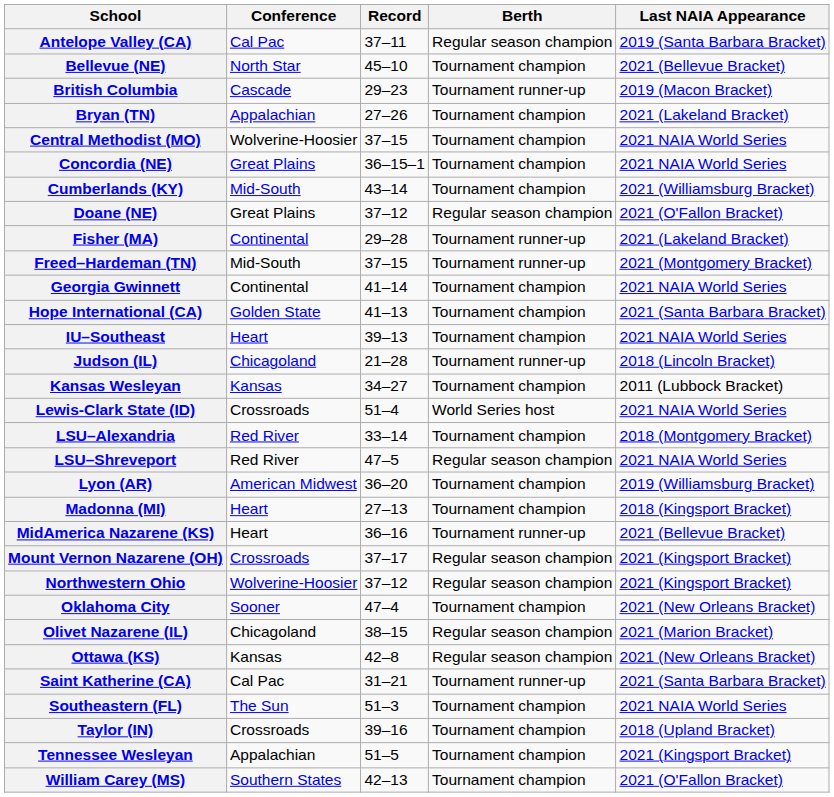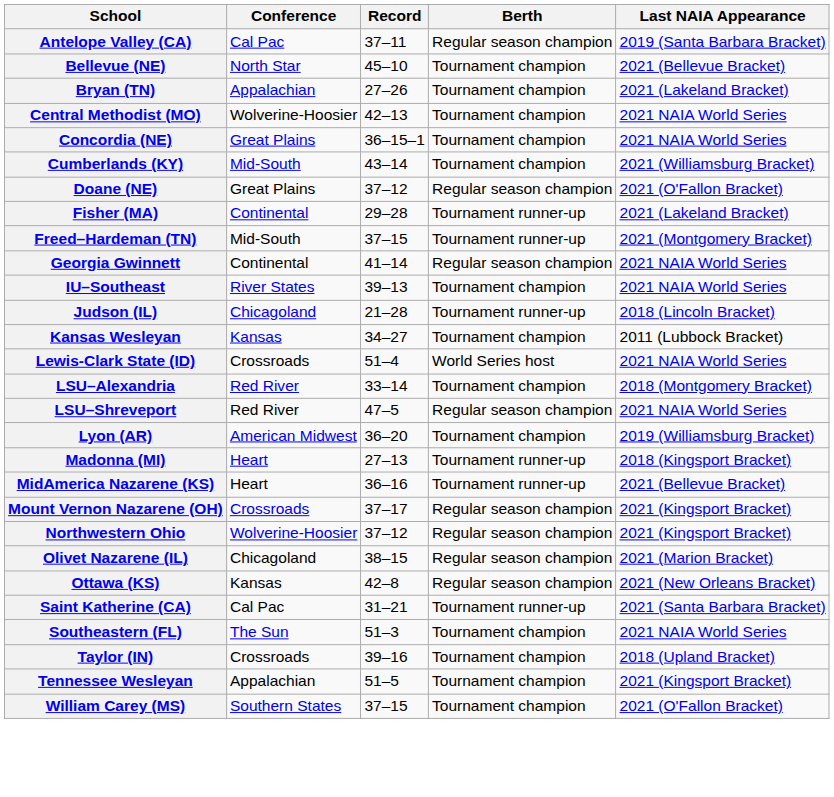- row: (115, 90)
(386, 139) 37–15 -> (386, 115) 42–13
(509, 287) Tournament champion -> (522, 262) Regular season champion
- row: (115, 312)
(249, 336) Heart -> (272, 287) River States
(509, 509) Tournament champion -> (509, 459) Tournament runner-up
- row: (115, 607)
(386, 779) 42–13 -> (386, 705) 37–15
